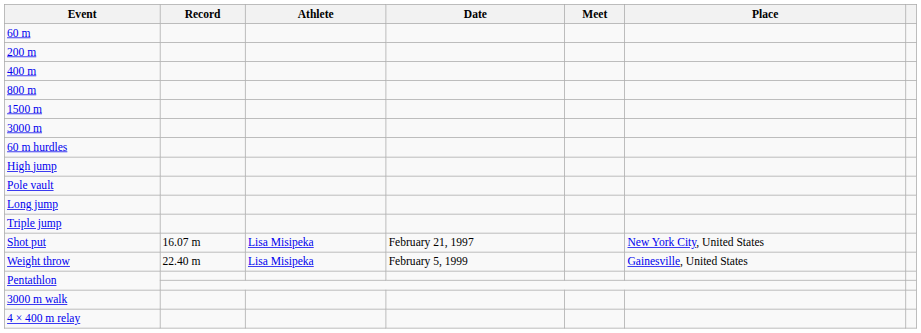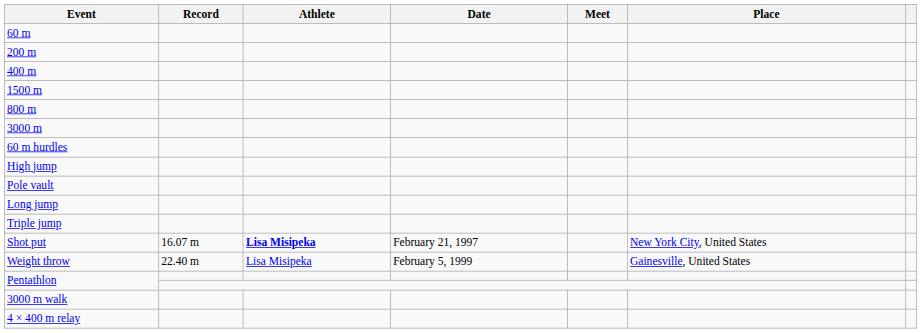rows swapped: (22, 90) <-> (25, 109)
(281, 242) normal -> (281, 242) bold
